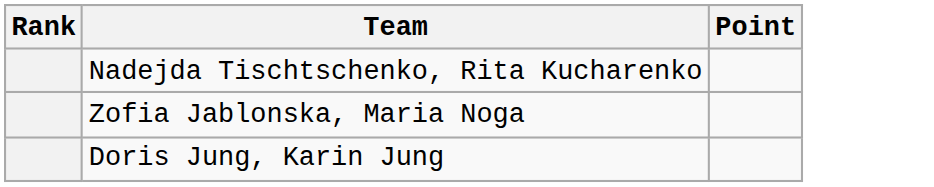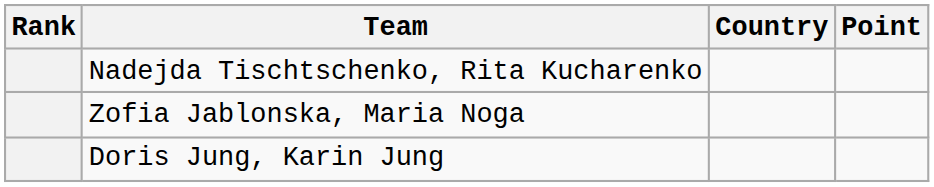+ column: (772, 27)
